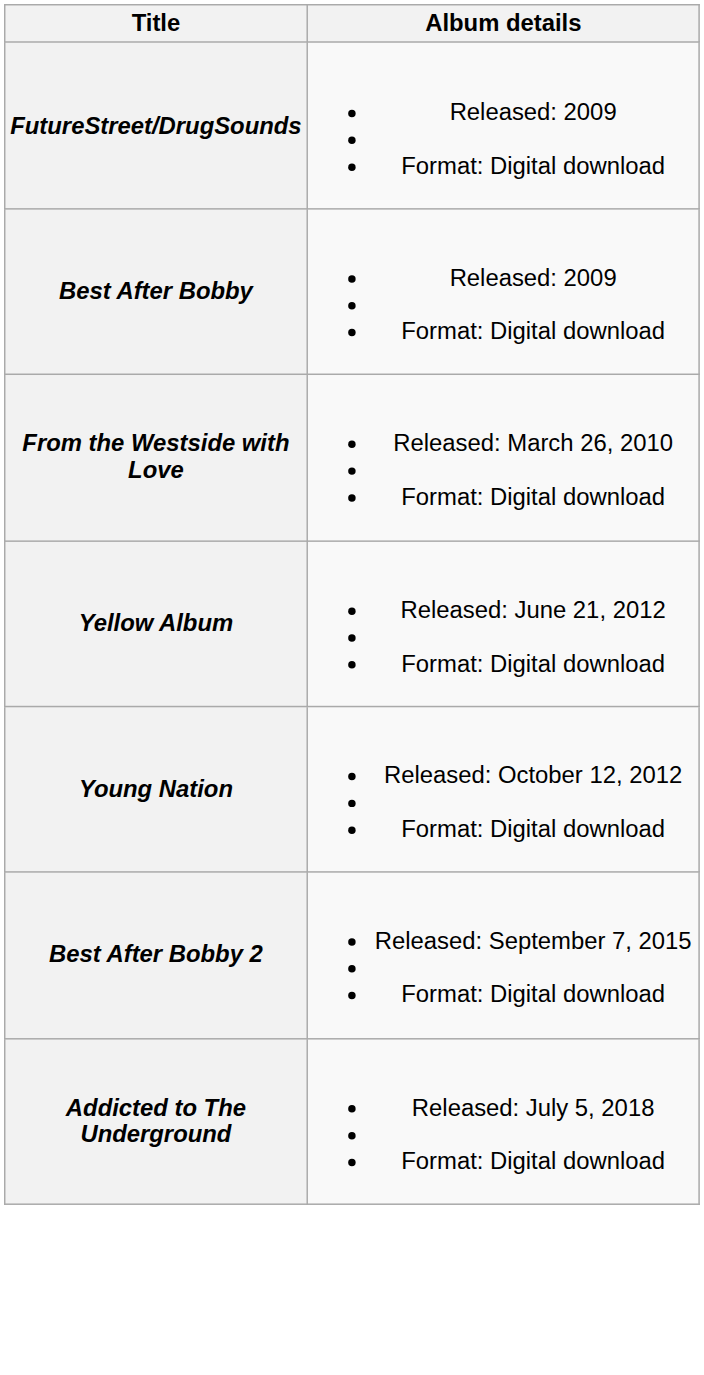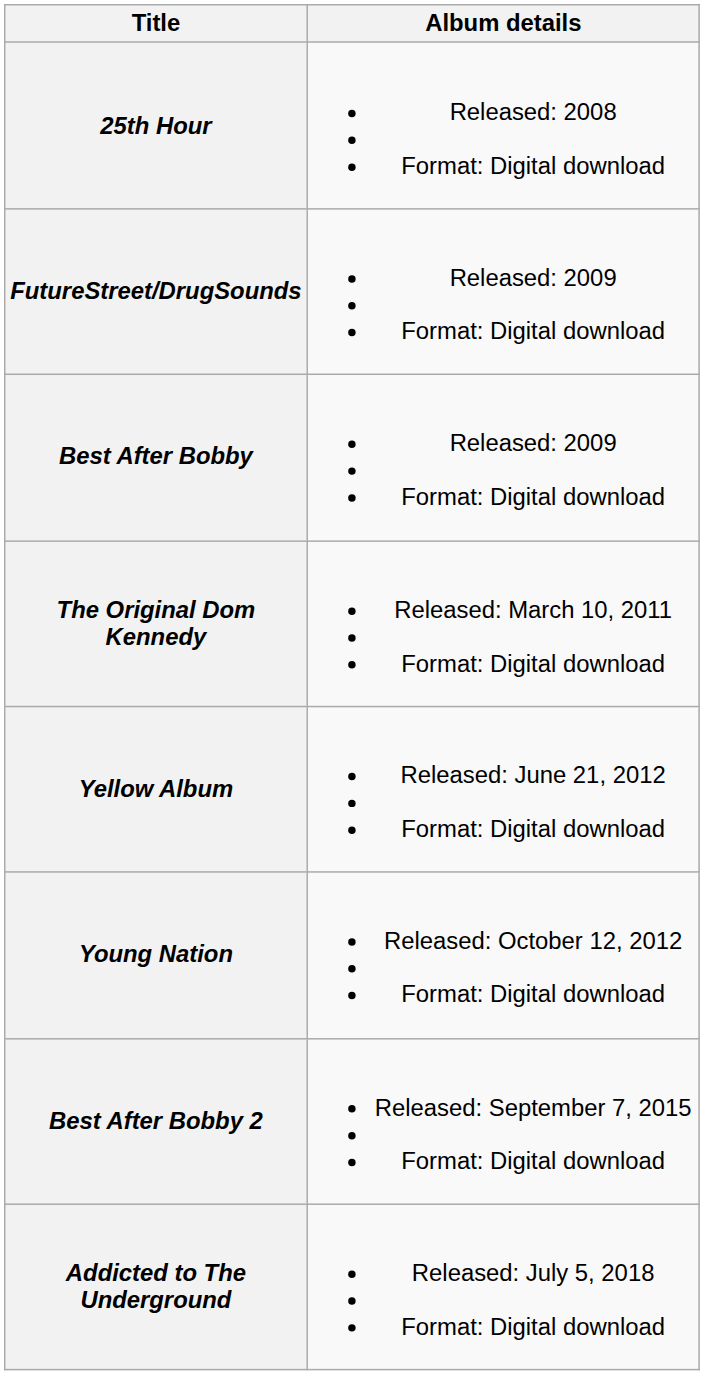+ row: (156, 125)
- row: (156, 457)
+ row: (156, 623)
